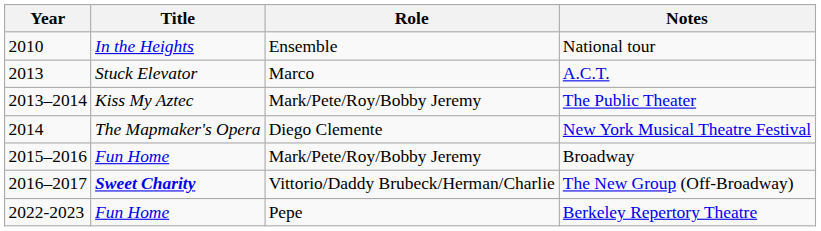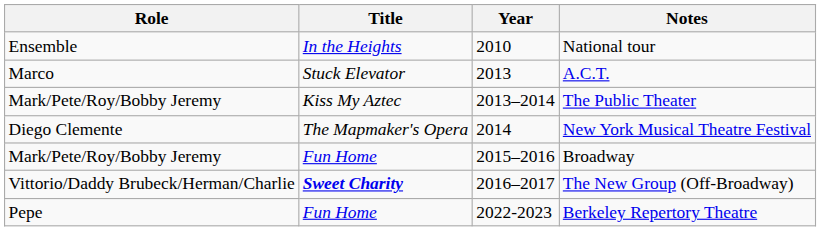columns swapped: (48, 18) <-> (412, 18)
